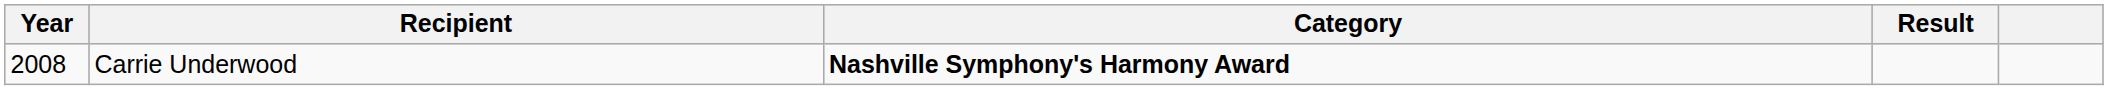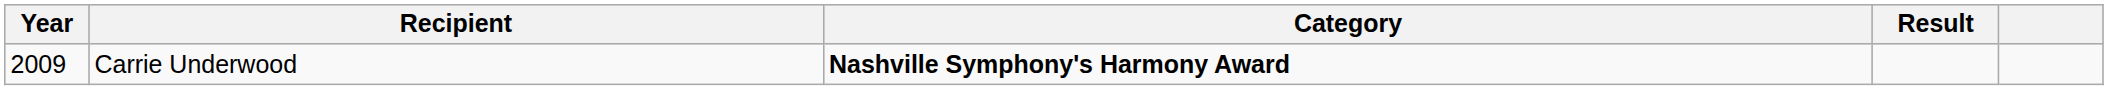(38, 63) 2008 -> (38, 63) 2009
